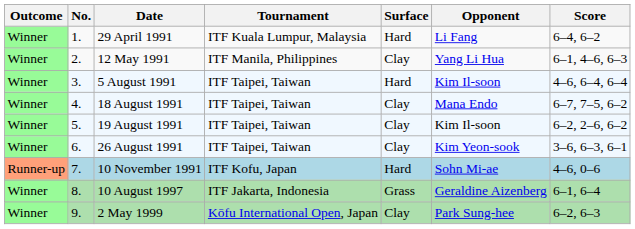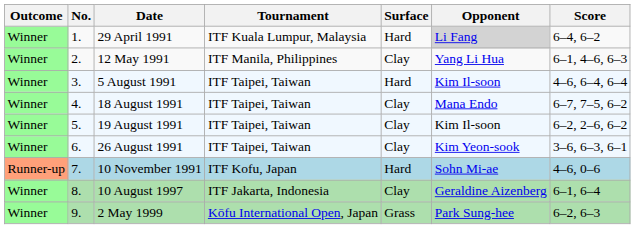(456, 36) no background -> (456, 36) lightgrey background
(400, 190) Grass -> (397, 190) Clay
(397, 212) Clay -> (400, 212) Grass
